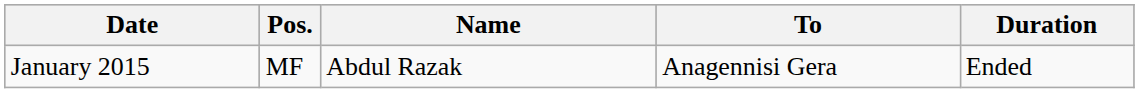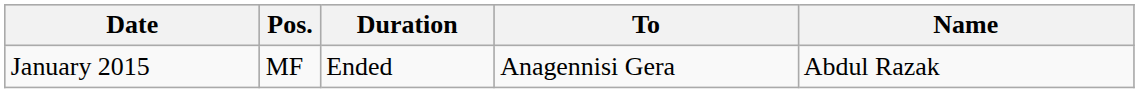columns swapped: (488, 25) <-> (1047, 25)
